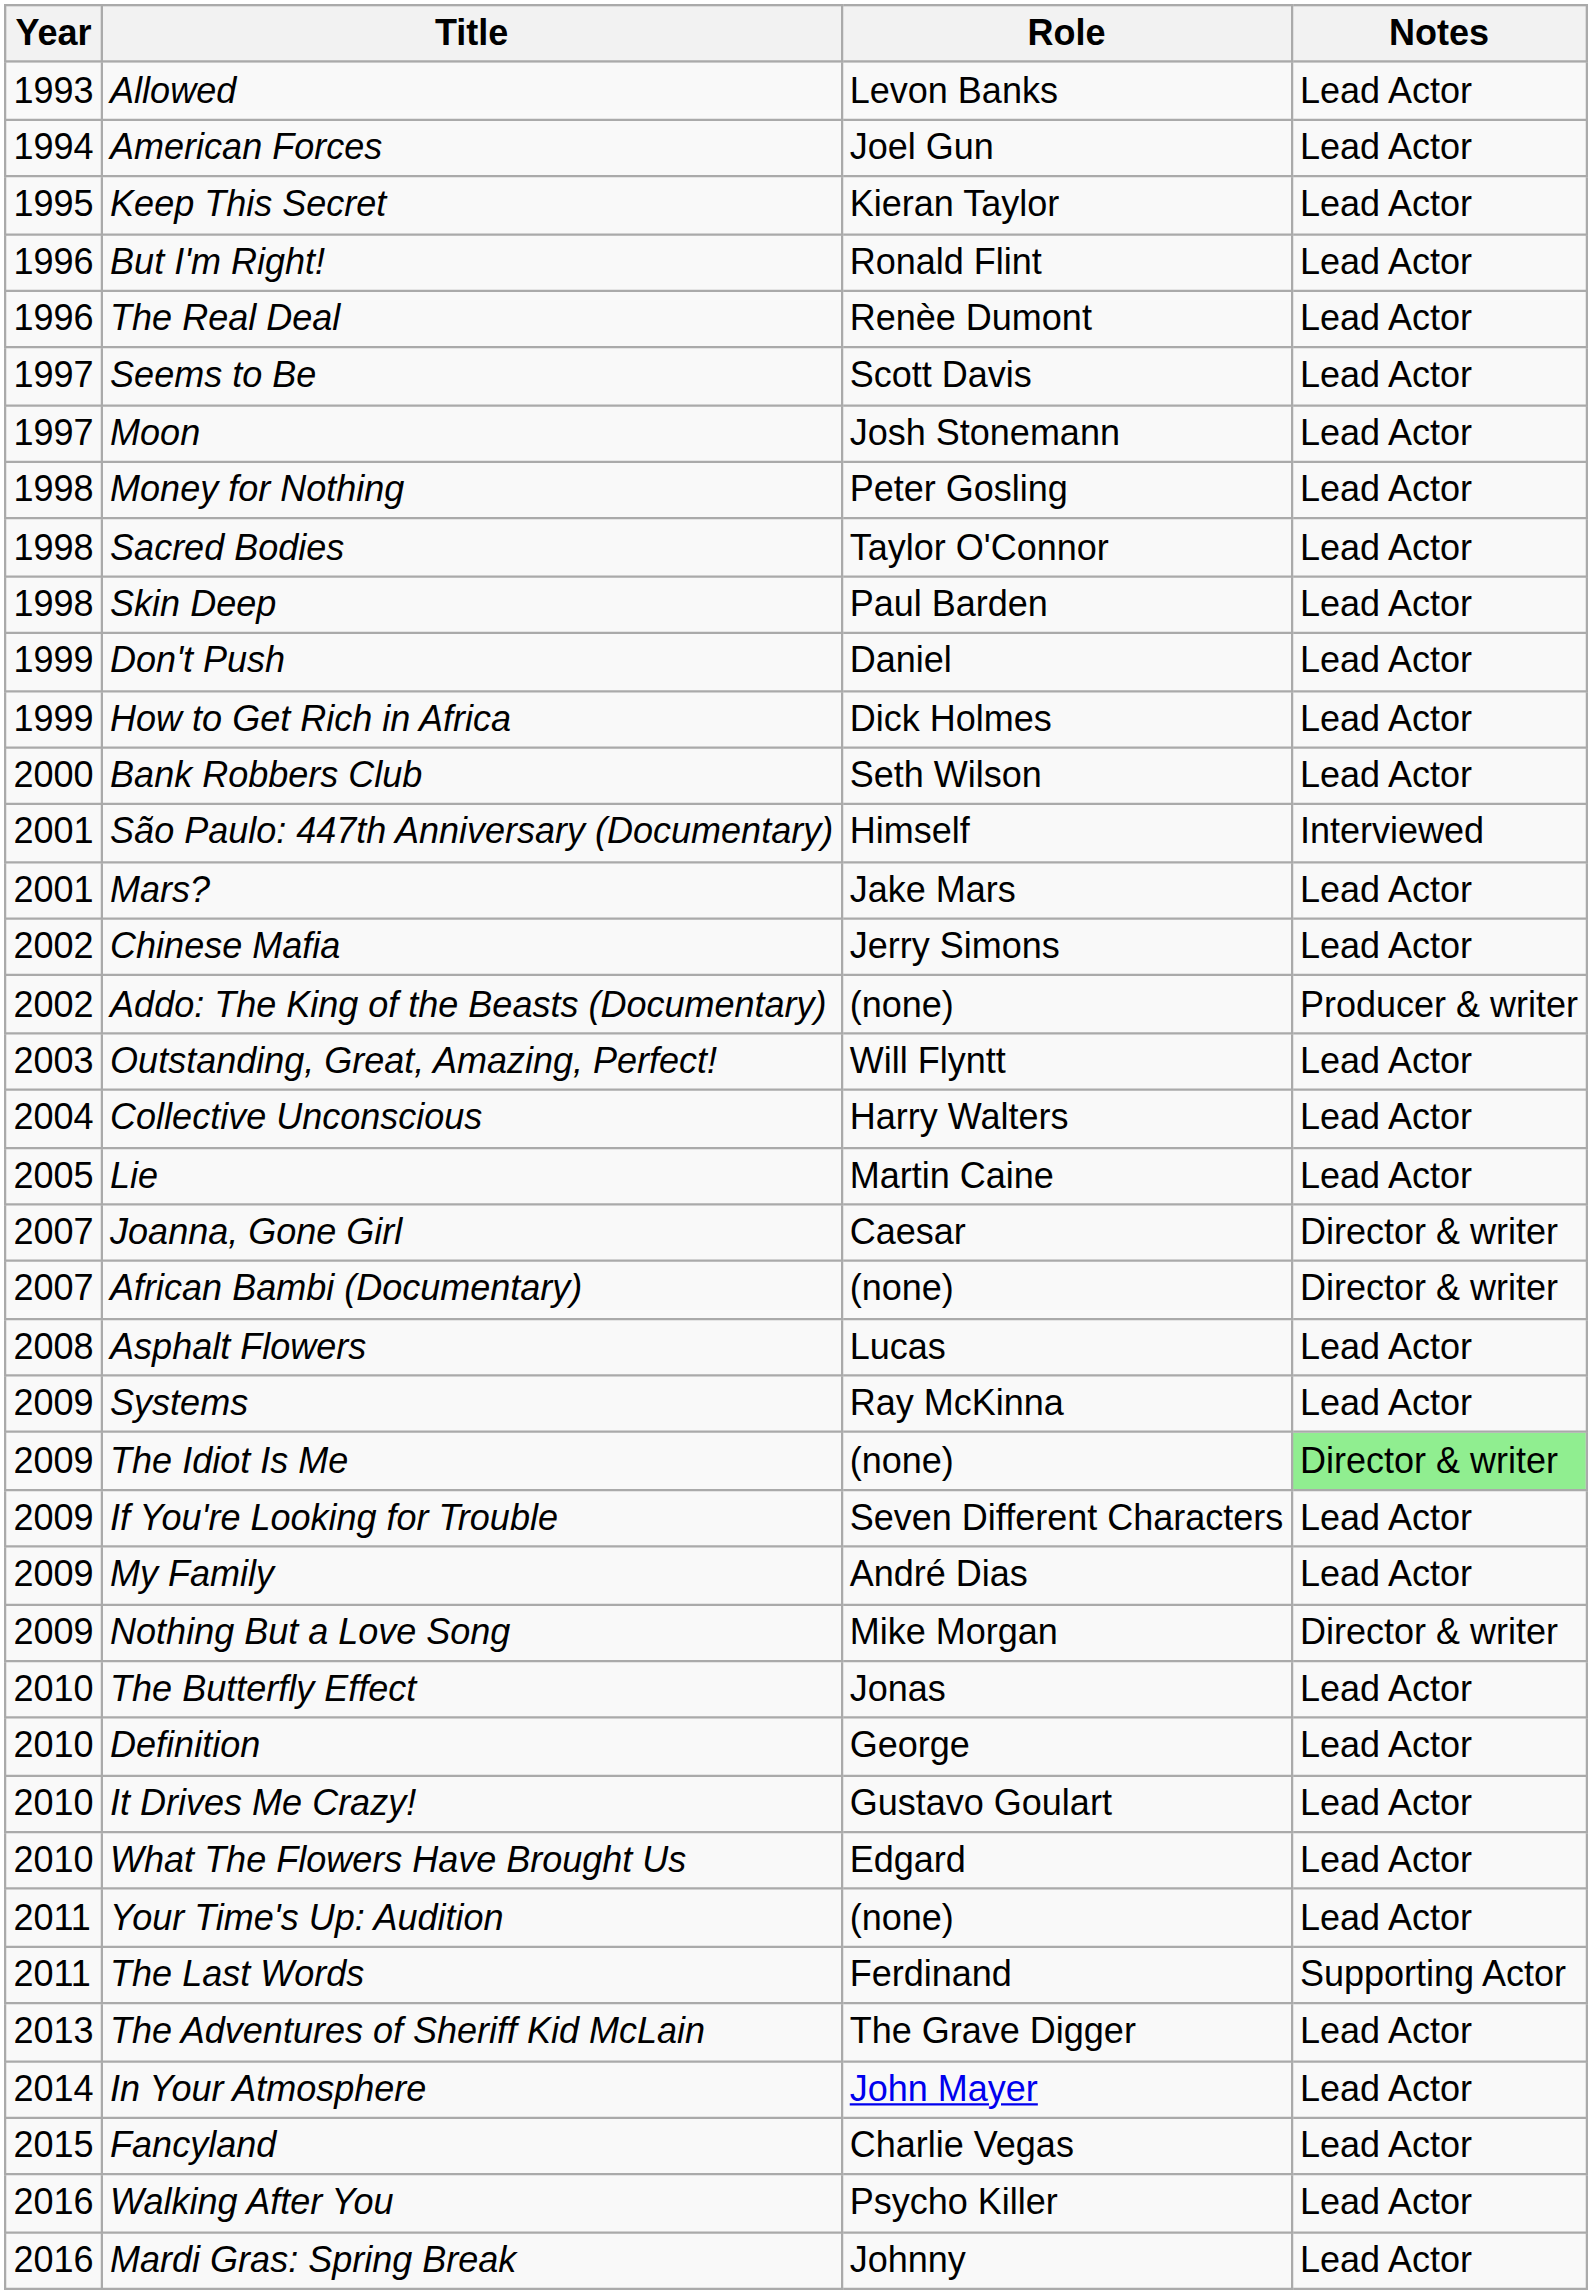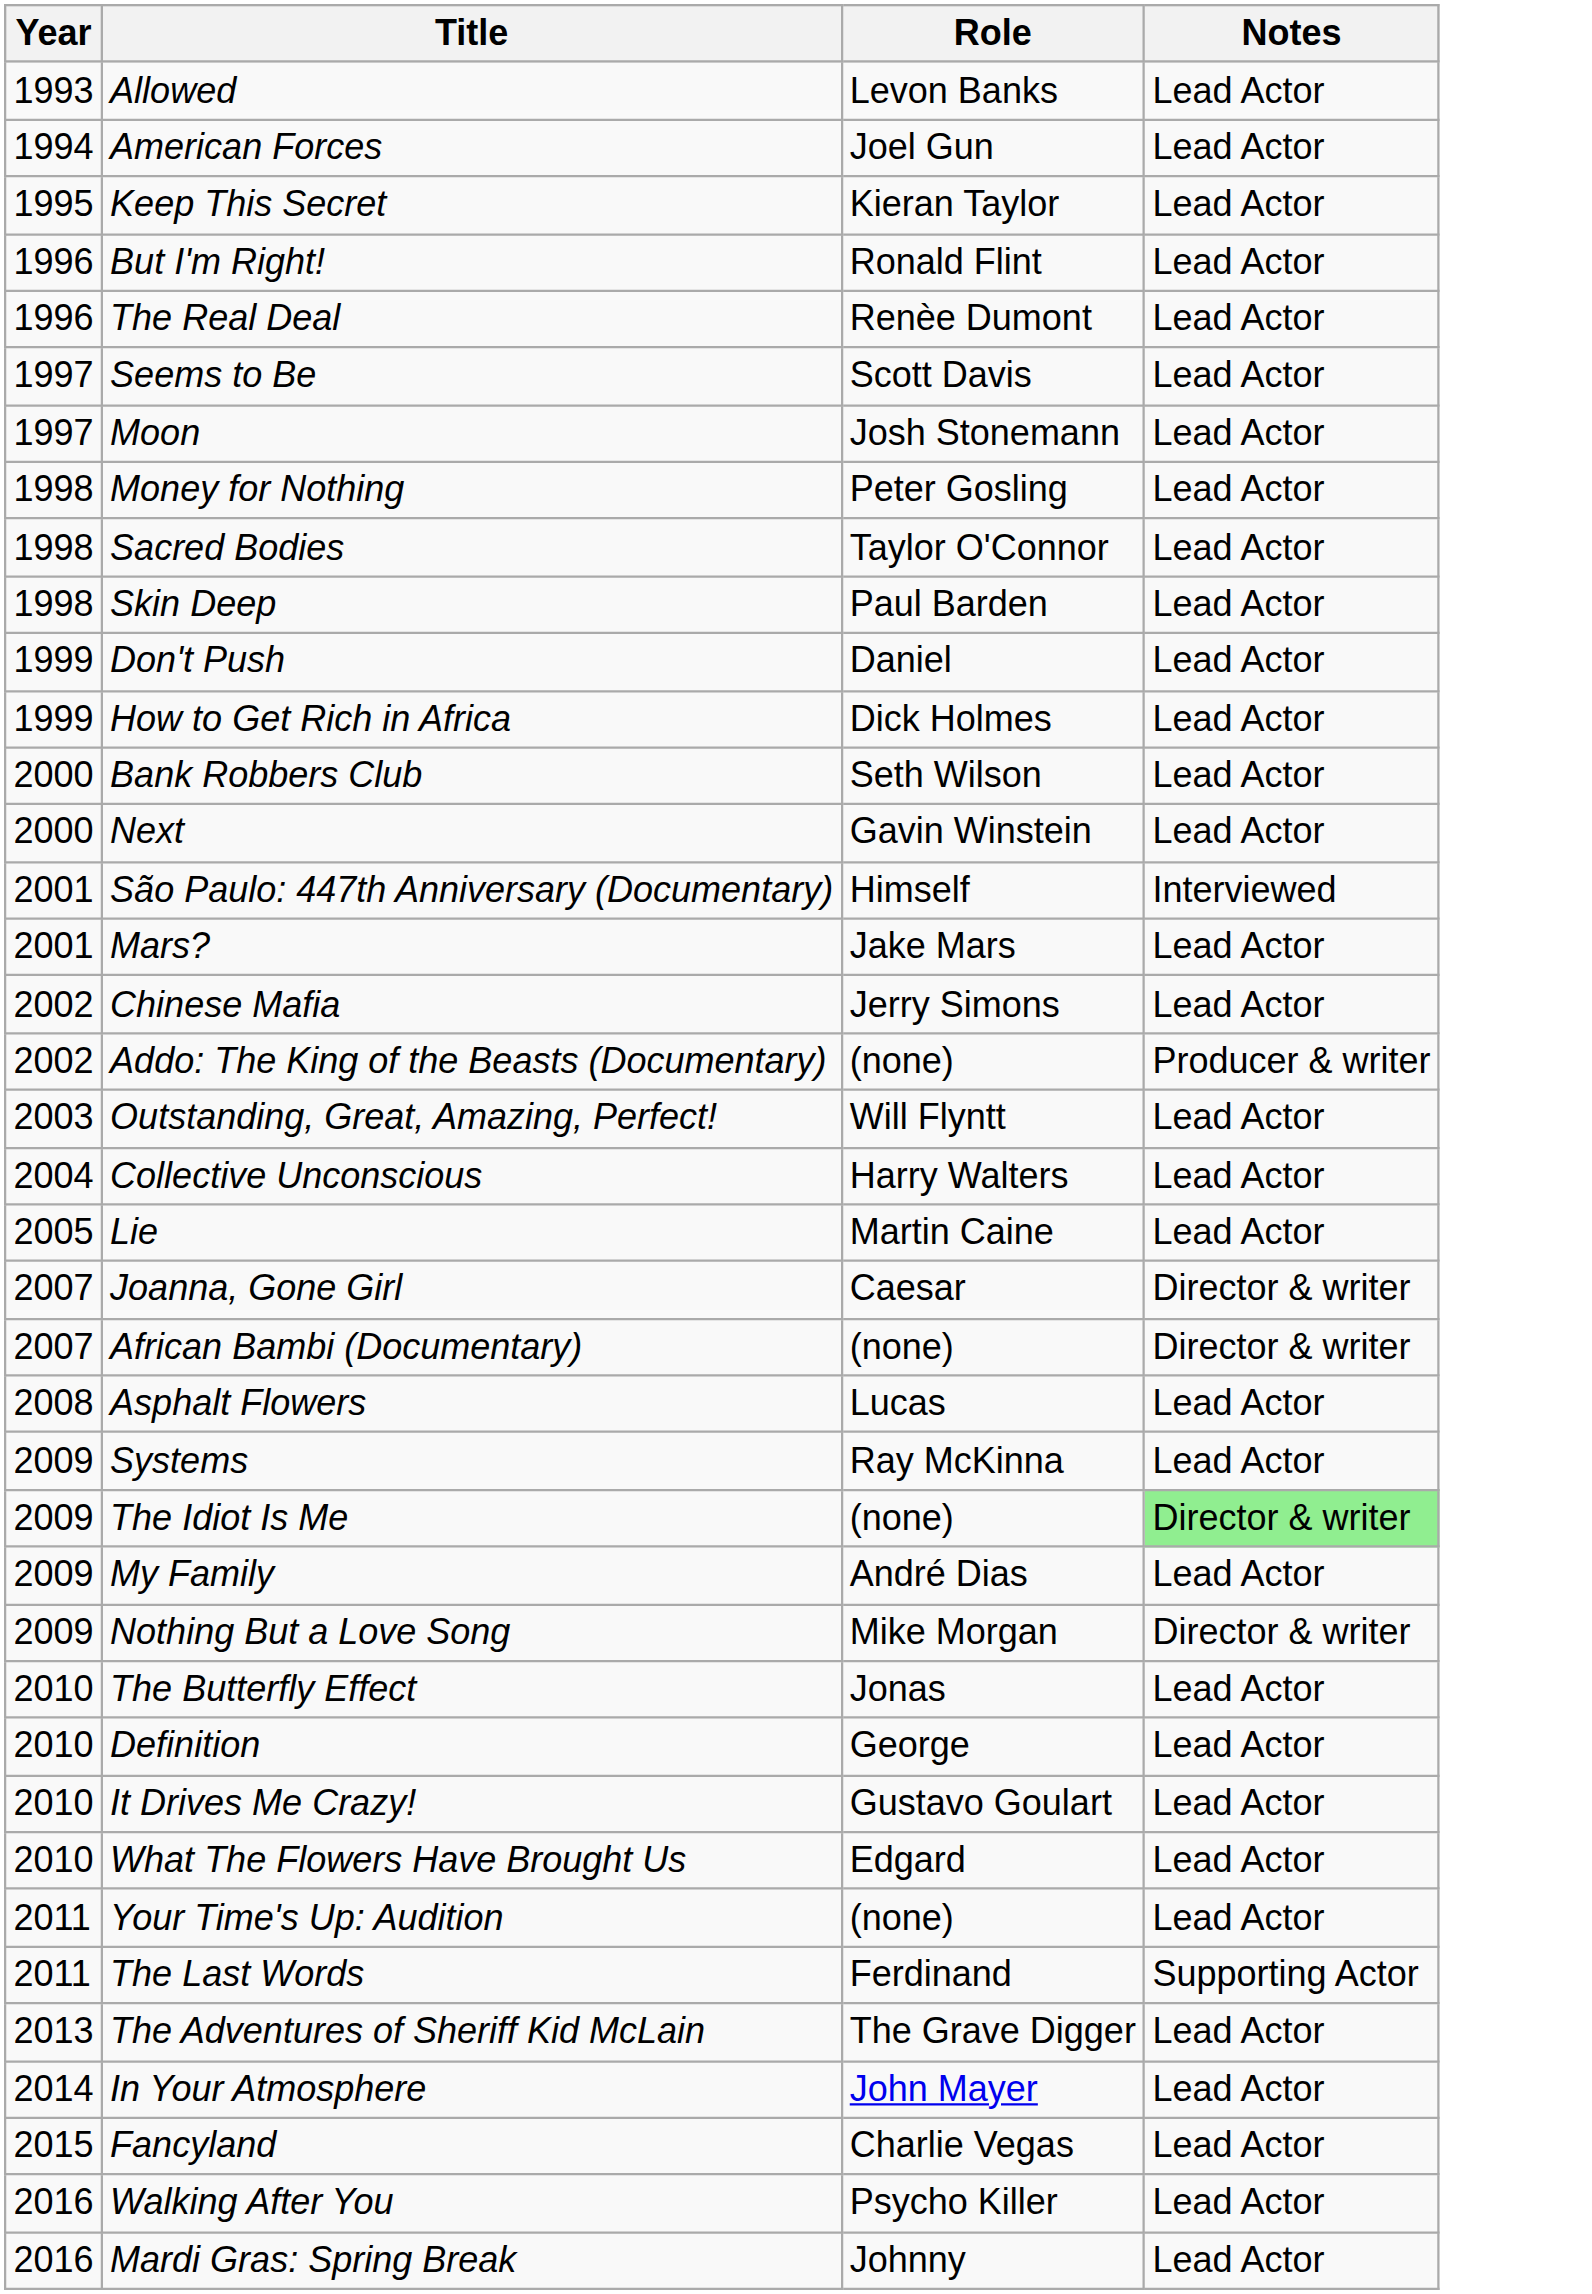+ row: (147, 832)
- row: (334, 1517)
